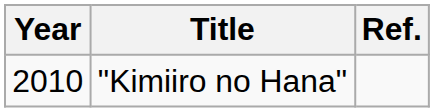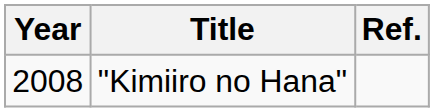(48, 80) 2010 -> (48, 80) 2008
